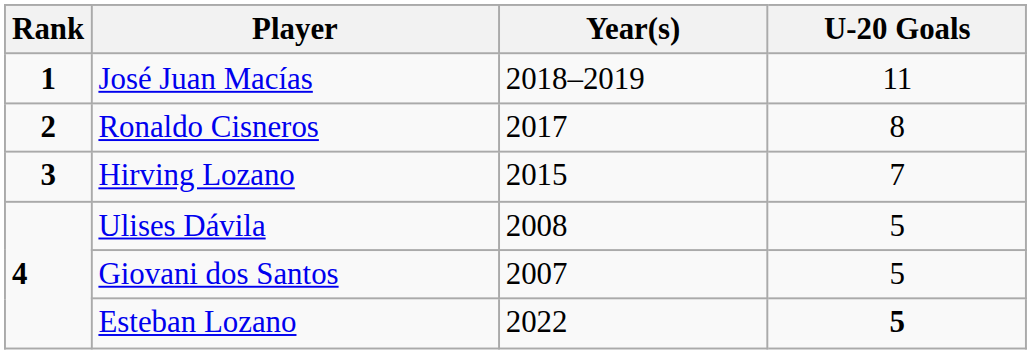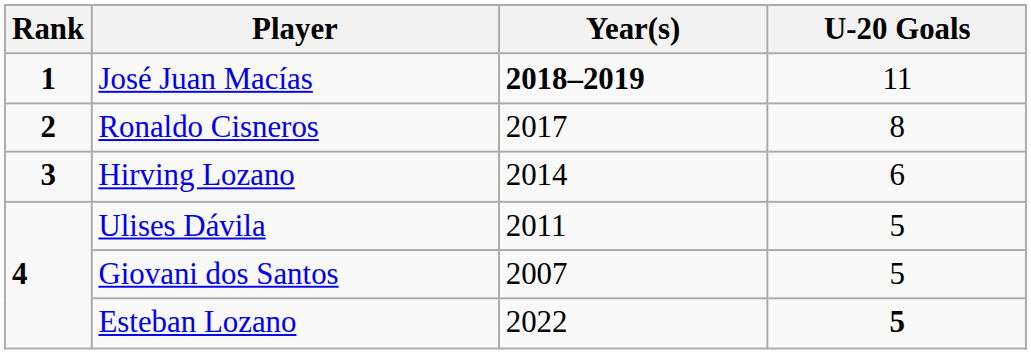(575, 77) normal -> (575, 77) bold
(537, 175) 2015 -> (537, 175) 2014
(897, 175) 7 -> (897, 175) 6
(537, 224) 2008 -> (536, 224) 2011
